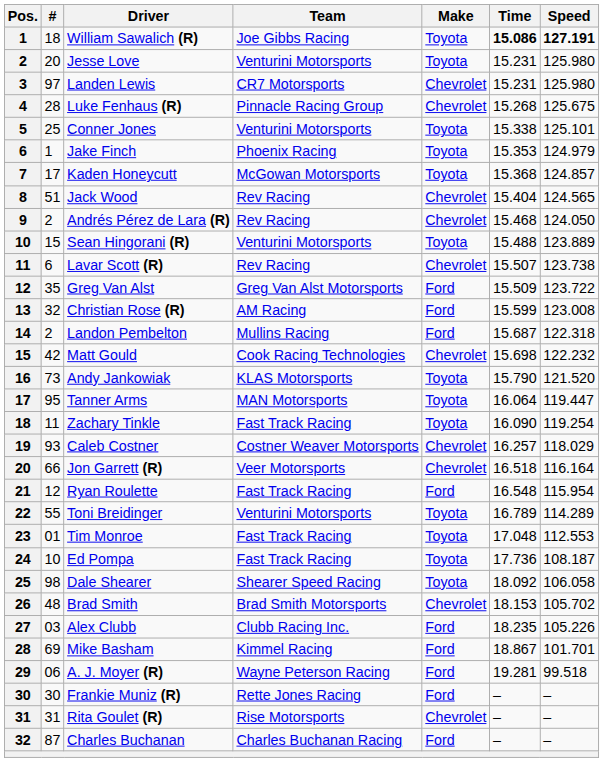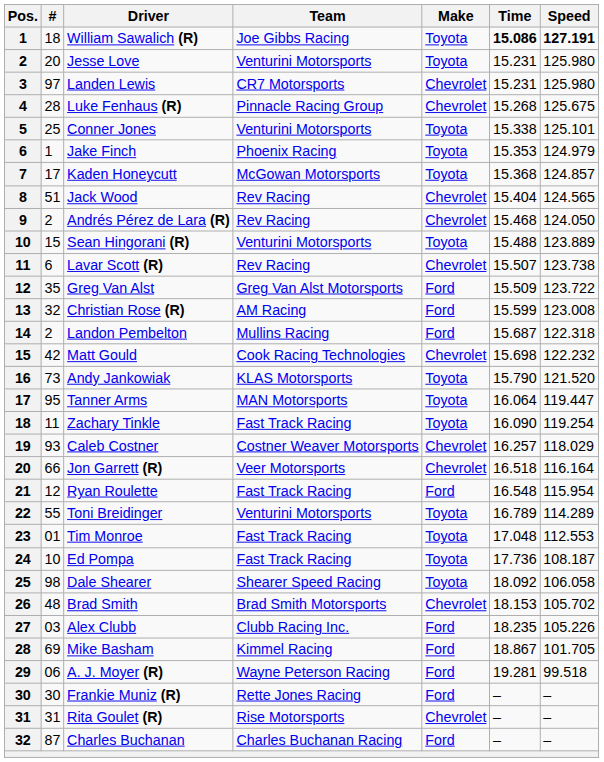(569, 649) 101.701 -> (569, 649) 101.705
